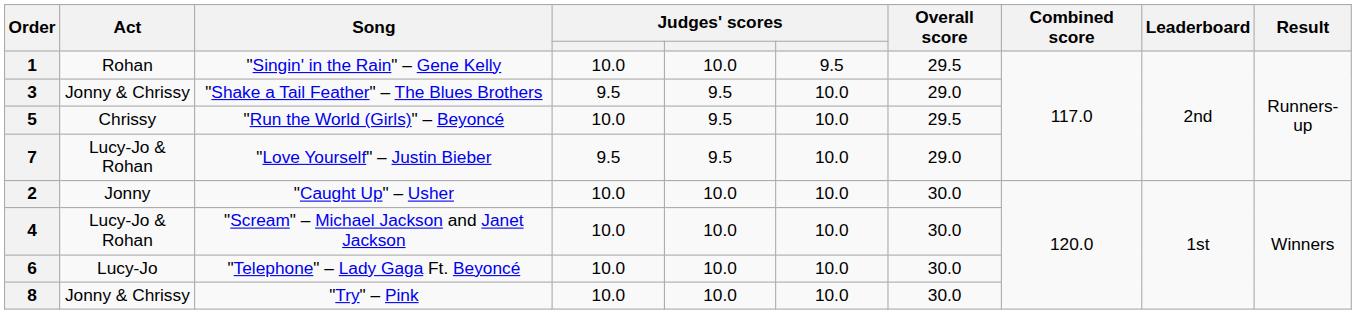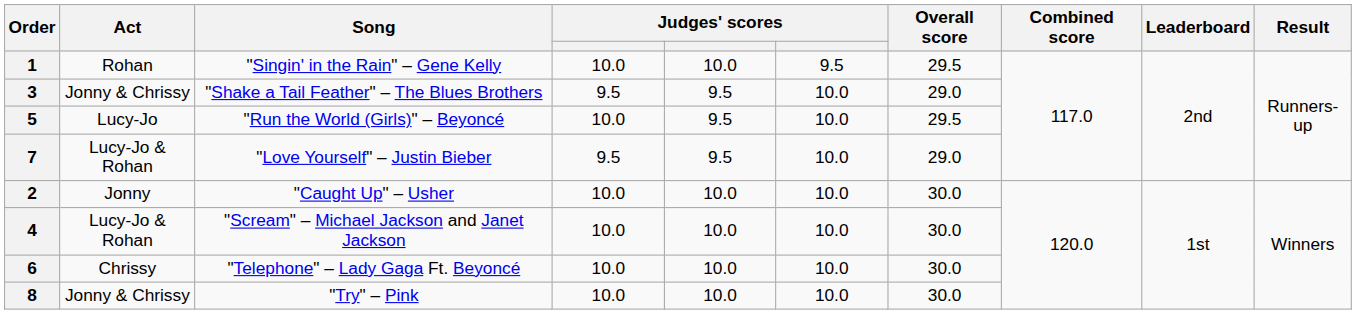(127, 119) Chrissy -> (127, 119) Lucy-Jo
(127, 268) Lucy-Jo -> (127, 268) Chrissy
